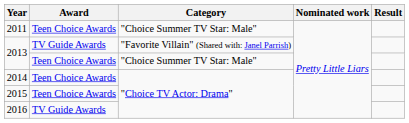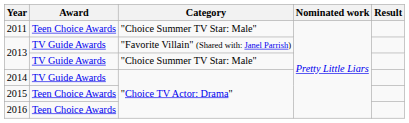(74, 61) Teen Choice Awards -> (69, 61) TV Guide Awards
(74, 77) Teen Choice Awards -> (69, 77) TV Guide Awards
(69, 110) TV Guide Awards -> (74, 110) Teen Choice Awards
